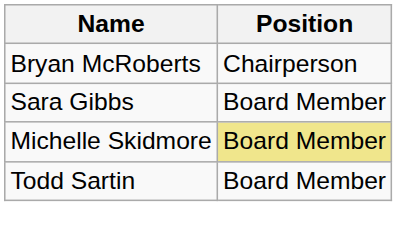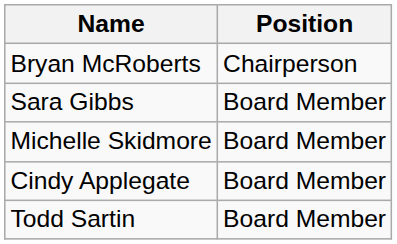(305, 141) khaki background -> (305, 141) no background
+ row: (100, 180)
